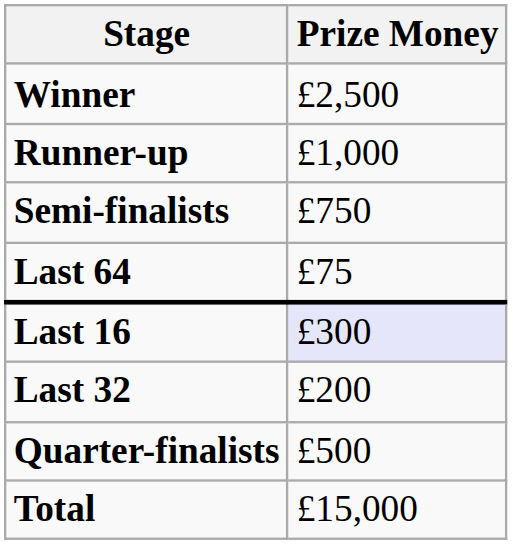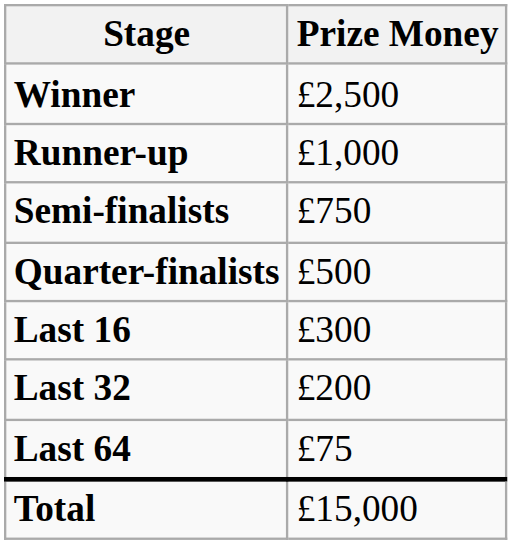rows swapped: (147, 450) <-> (72, 270)
(334, 332) lavender background -> (334, 329) no background
